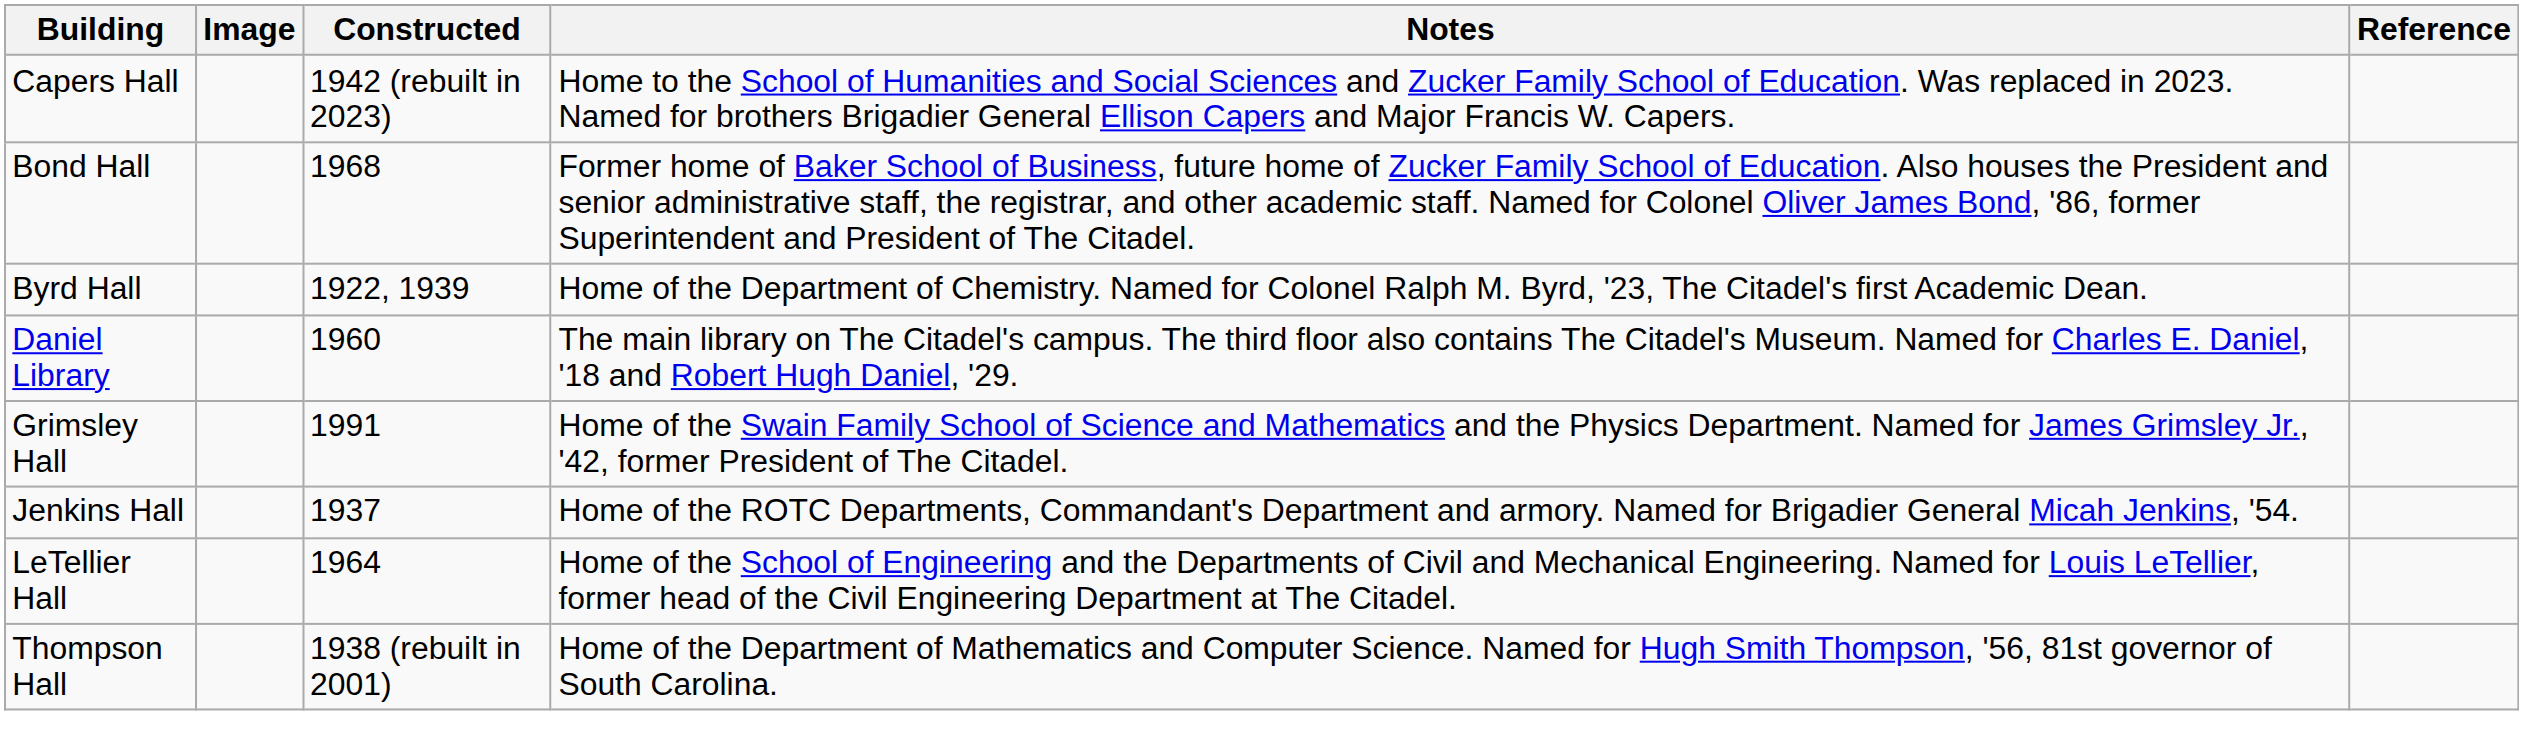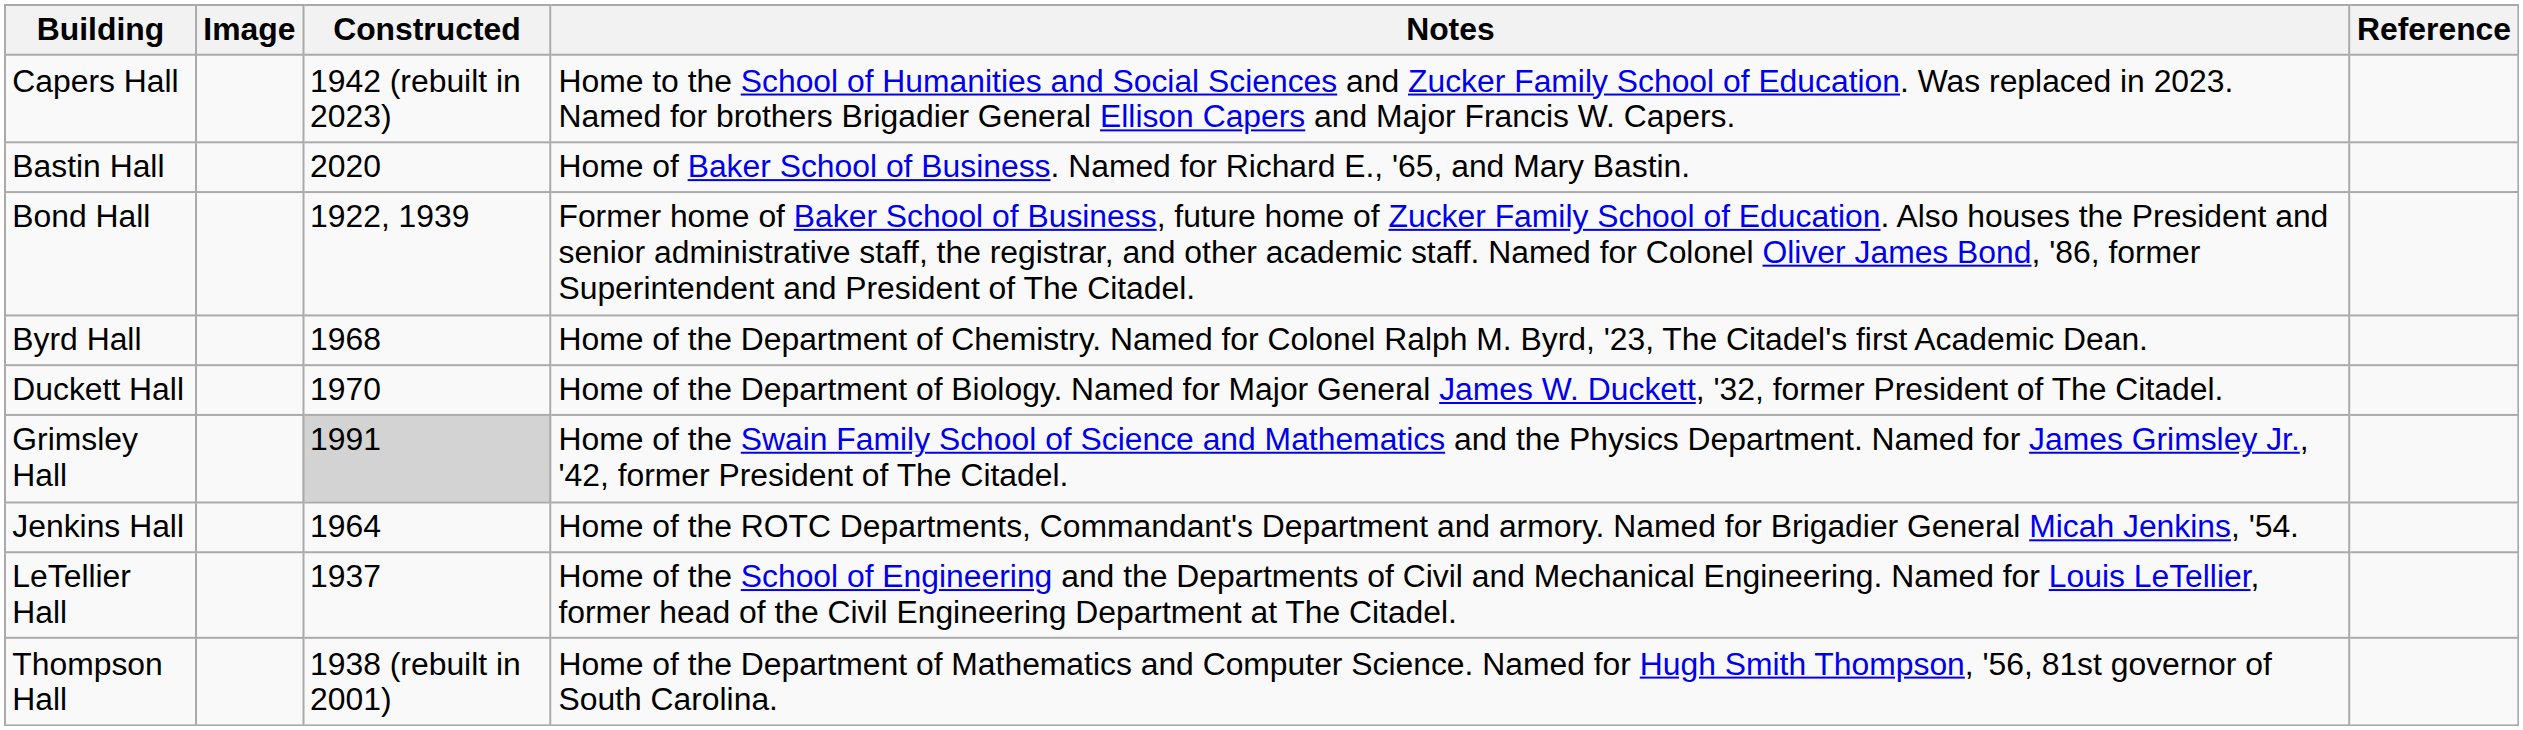+ row: (88, 166)
(346, 166) 1968 -> (390, 217) 1922, 1939
(390, 288) 1922, 1939 -> (346, 339) 1968
- row: (61, 357)
+ row: (98, 389)
(346, 425) no background -> (346, 440) lightgrey background
(346, 511) 1937 -> (346, 526) 1964
(346, 562) 1964 -> (346, 576) 1937
